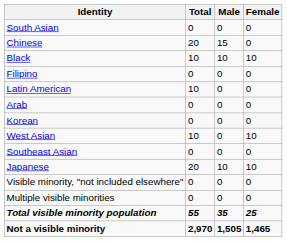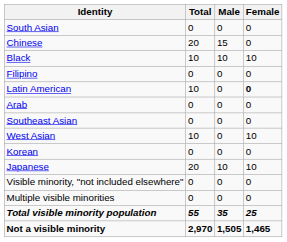(249, 89) normal -> (249, 89) bold
rows swapped: (42, 151) <-> (22, 120)
